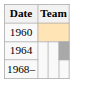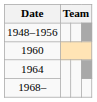+ row: (32, 32)
